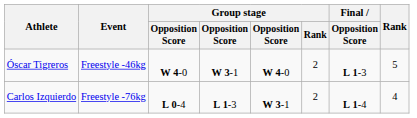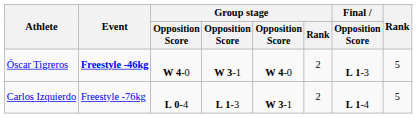(113, 65) normal -> (115, 65) bold
(395, 97) 4 -> (397, 97) 5
